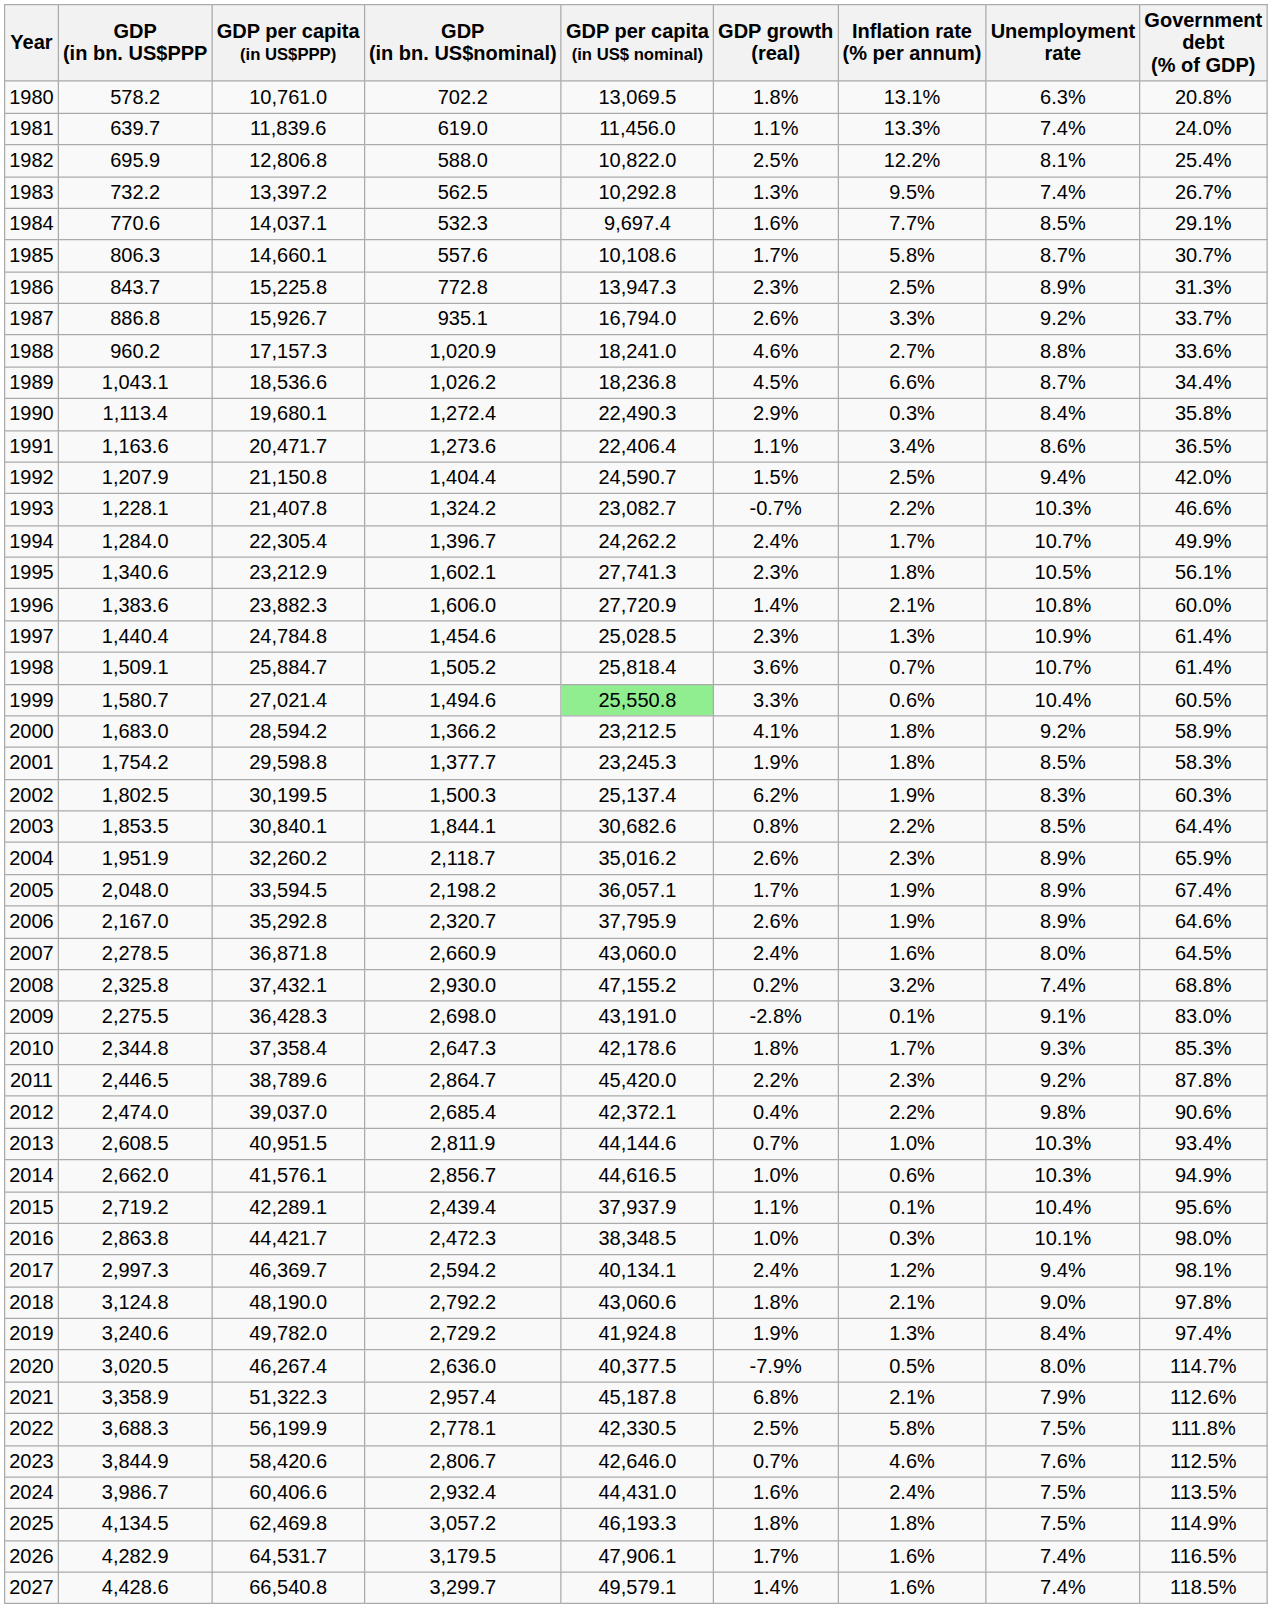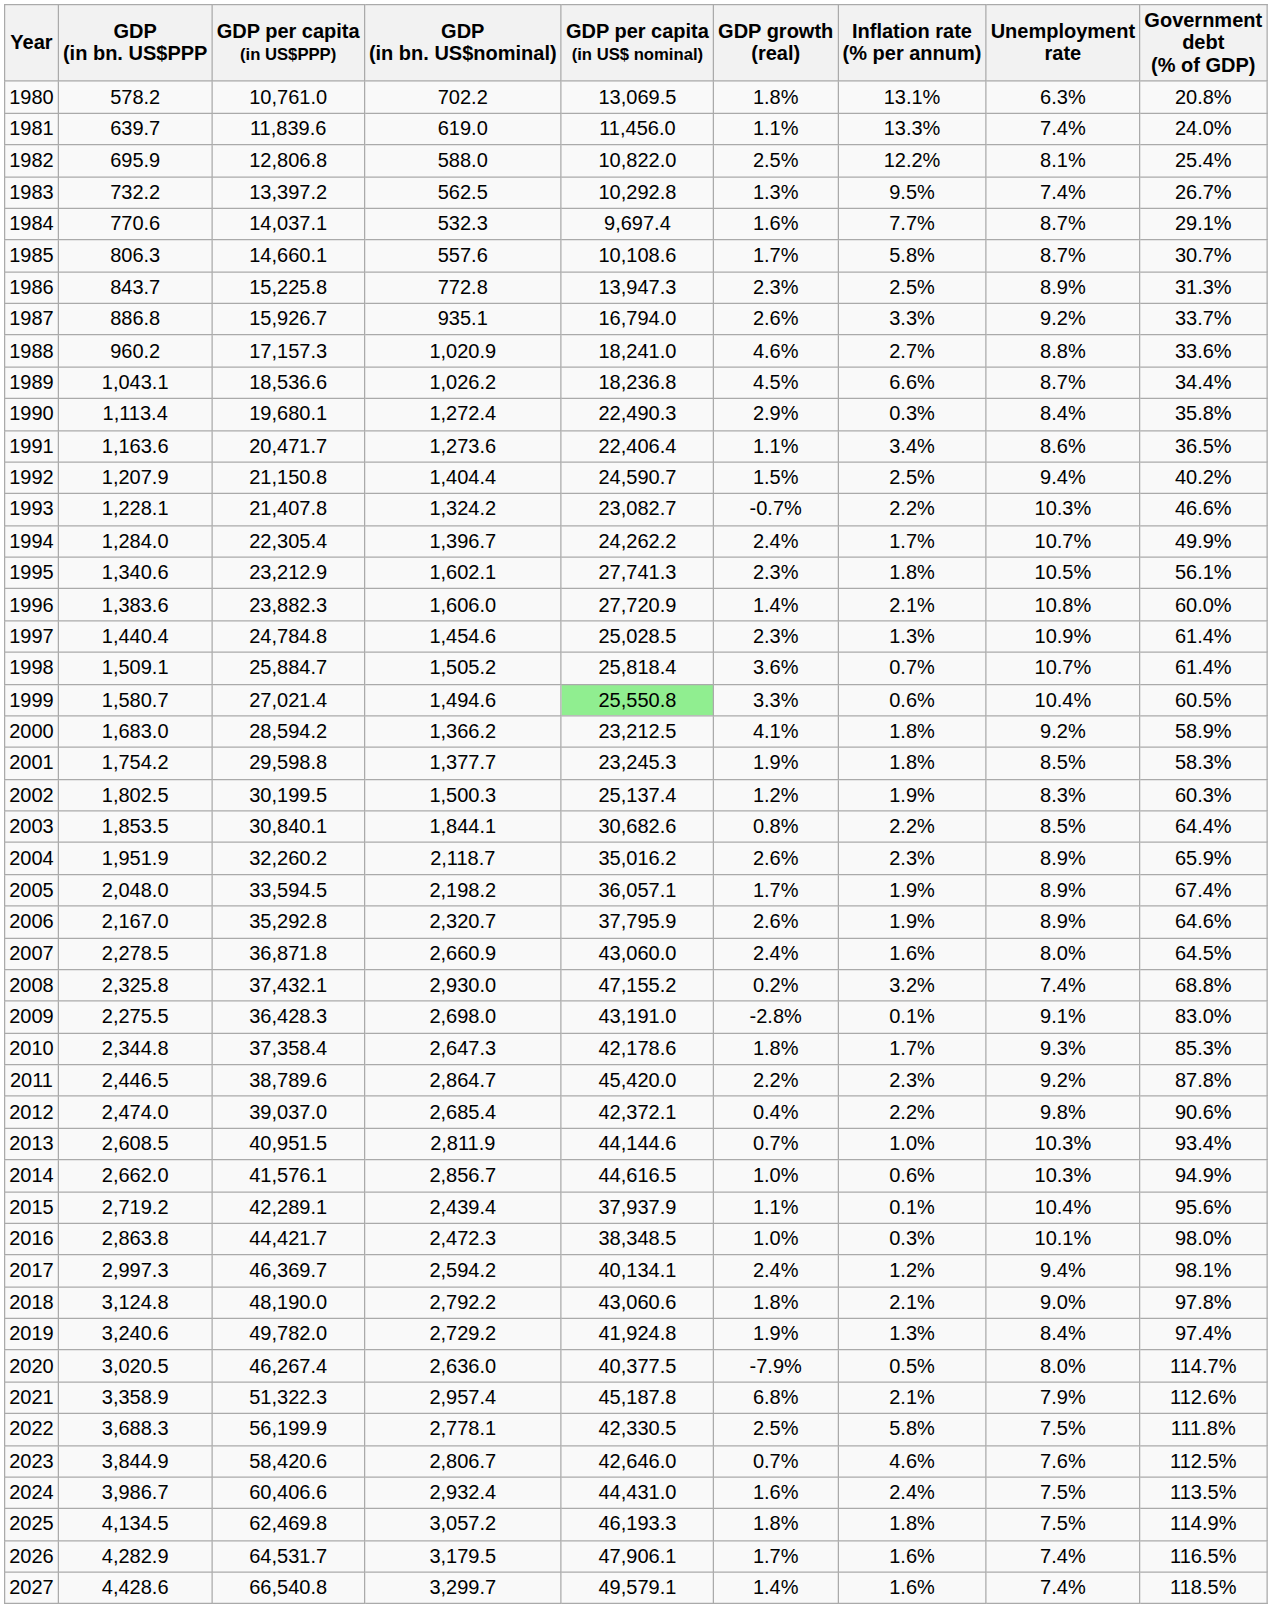(1063, 223) 8.5% -> (1063, 223) 8.7%
(1203, 477) 42.0% -> (1203, 477) 40.2%
(776, 794) 6.2% -> (776, 794) 1.2%
